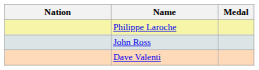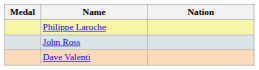columns swapped: (236, 12) <-> (58, 12)
